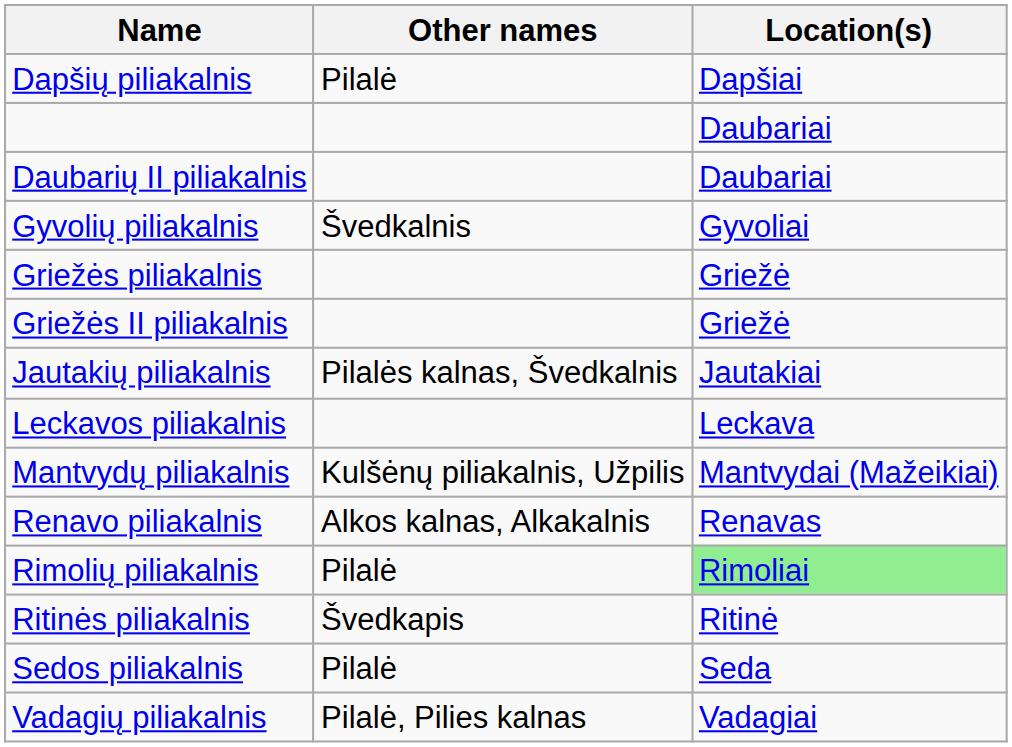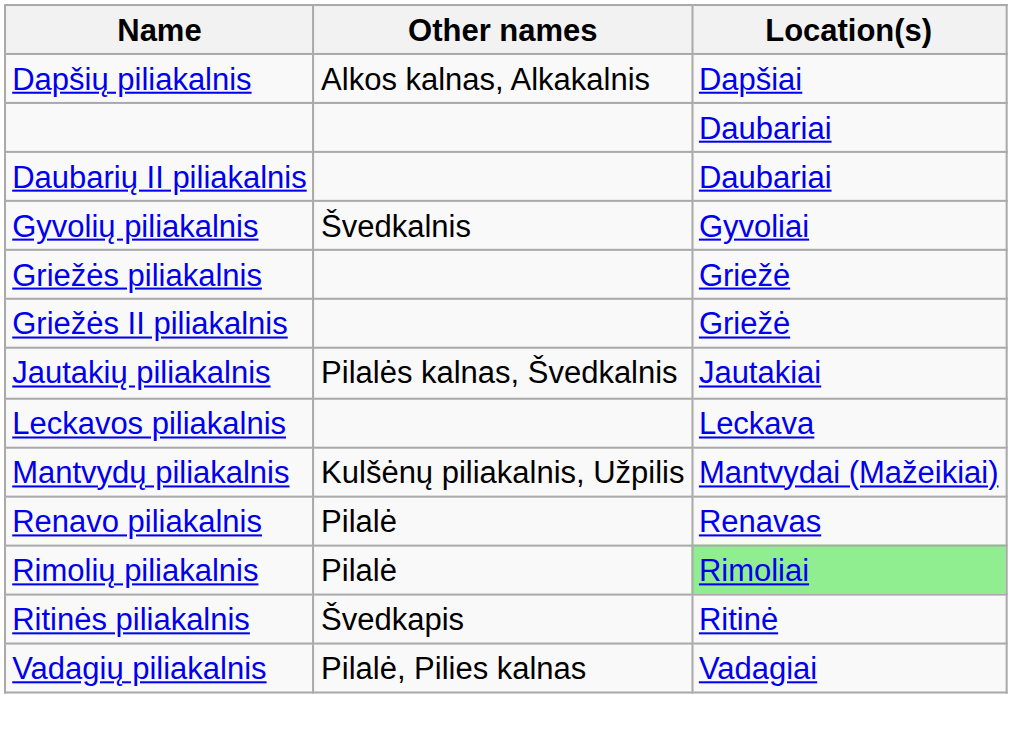(359, 79) Pilalė -> (486, 79) Alkos kalnas, Alkakalnis
(486, 521) Alkos kalnas, Alkakalnis -> (359, 521) Pilalė
- row: (128, 668)
